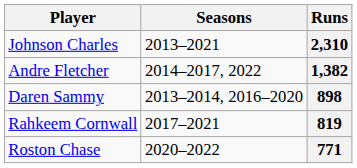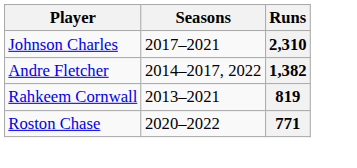(182, 44) 2013–2021 -> (182, 44) 2017–2021
- row: (329, 96)
(182, 123) 2017–2021 -> (182, 96) 2013–2021
